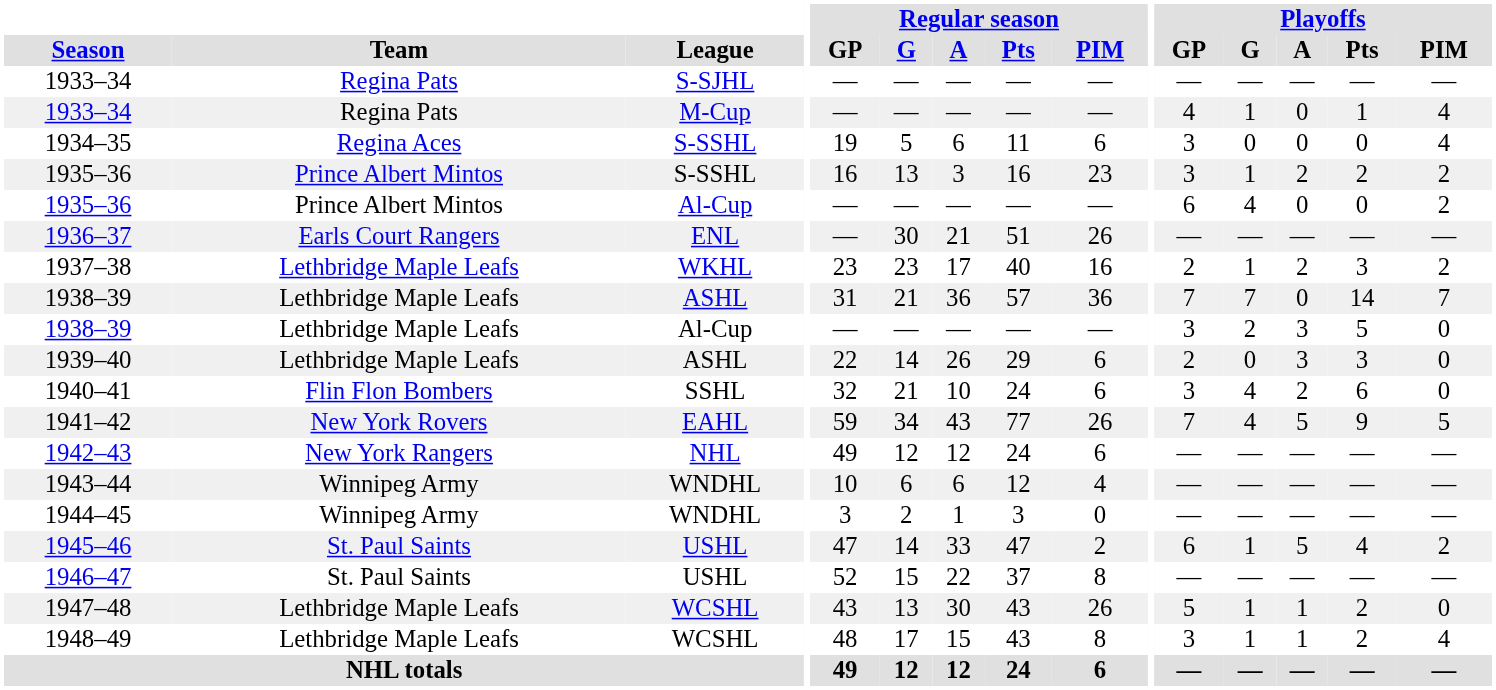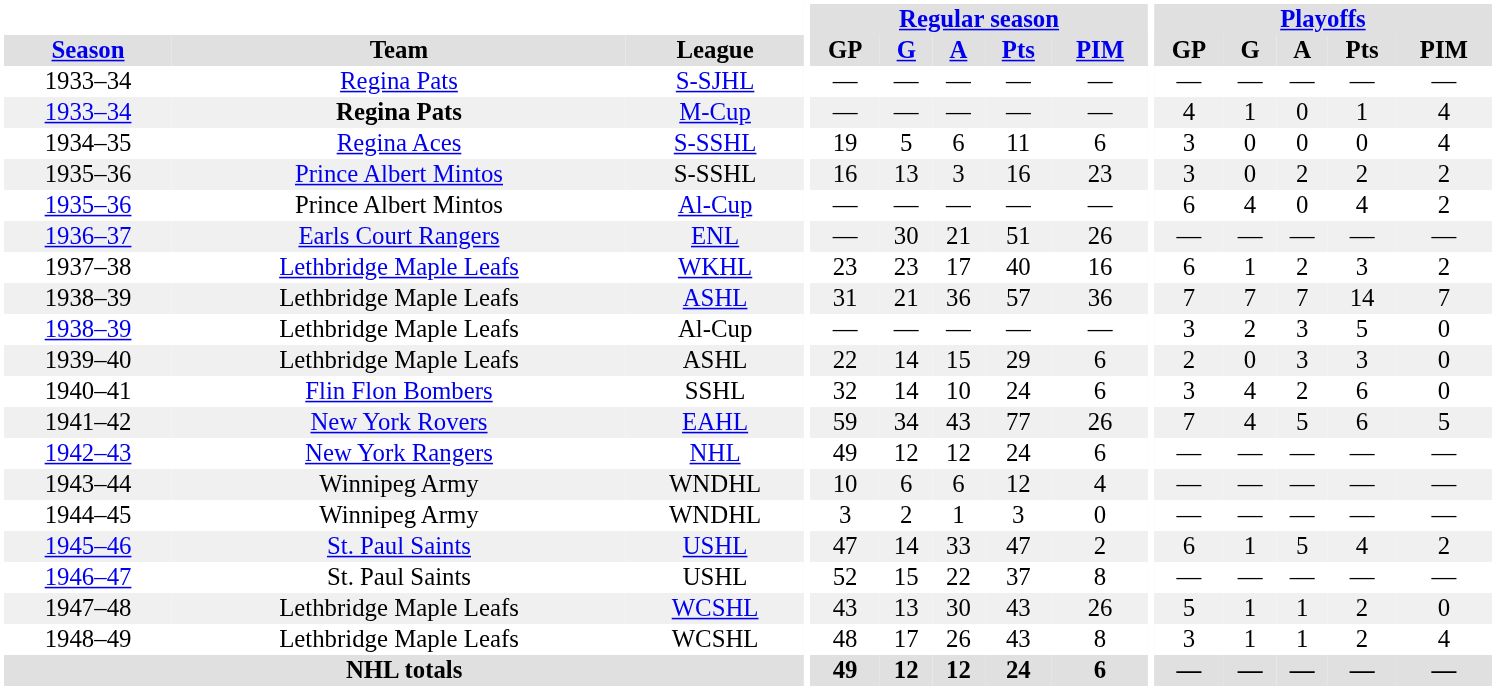(399, 112) normal -> (399, 112) bold
(1250, 174) 1 -> (1250, 174) 0
(1362, 205) 0 -> (1362, 205) 4
(1189, 267) 2 -> (1189, 267) 6
(1302, 298) 0 -> (1302, 298) 7
(958, 360) 26 -> (958, 360) 15
(906, 391) 21 -> (906, 391) 14
(1362, 422) 9 -> (1362, 422) 6
(958, 639) 15 -> (958, 639) 26
